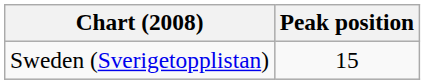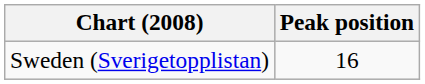(347, 60) 15 -> (347, 60) 16
